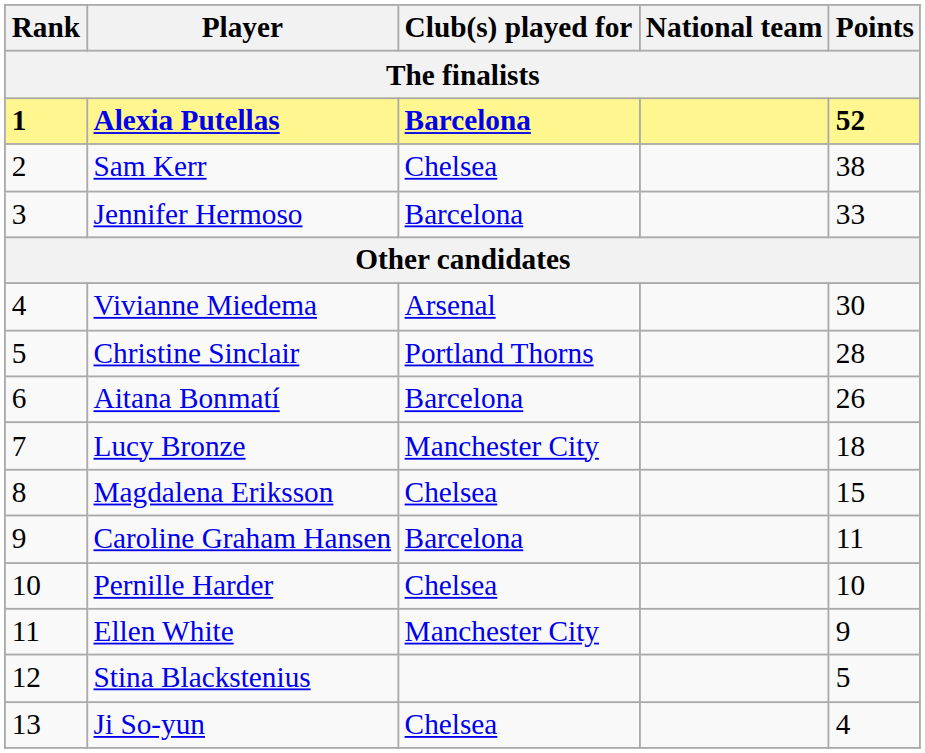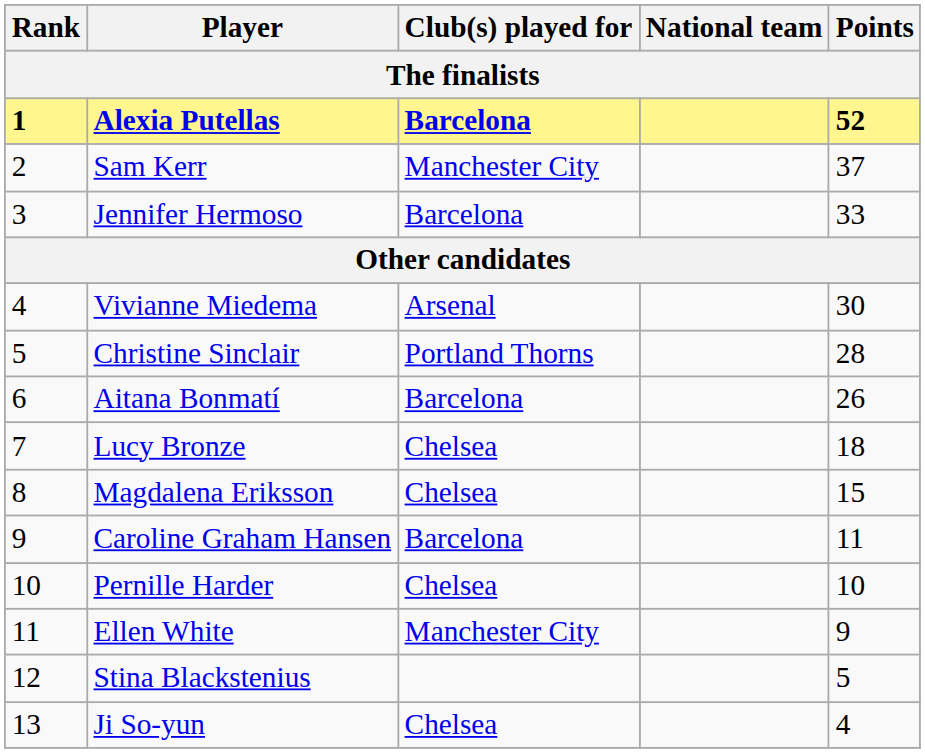(451, 167) Chelsea -> (502, 167) Manchester City
(850, 167) 38 -> (850, 167) 37
(502, 445) Manchester City -> (451, 445) Chelsea
